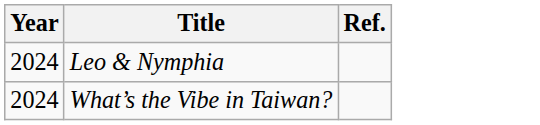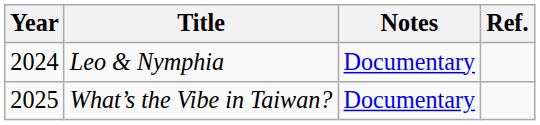+ column: (409, 23)
(34, 100) 2024 -> (34, 100) 2025
